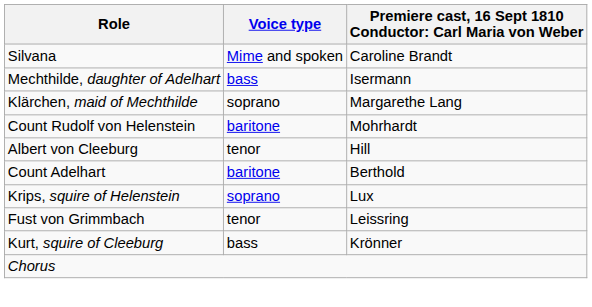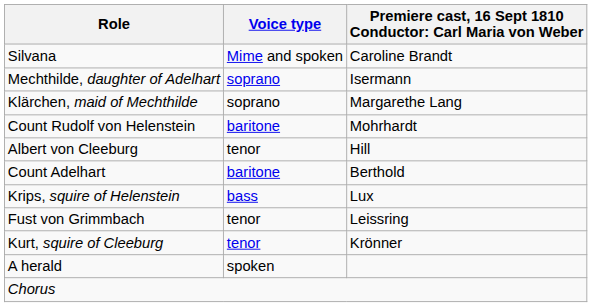(242, 79) bass -> (253, 79) soprano
(253, 196) soprano -> (242, 196) bass
(242, 242) bass -> (244, 242) tenor
+ row: (35, 266)
